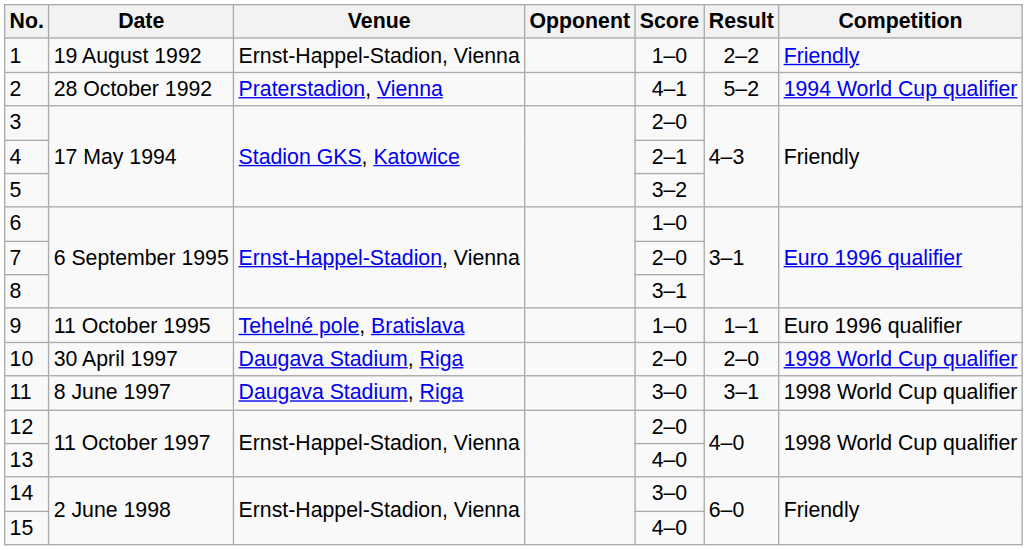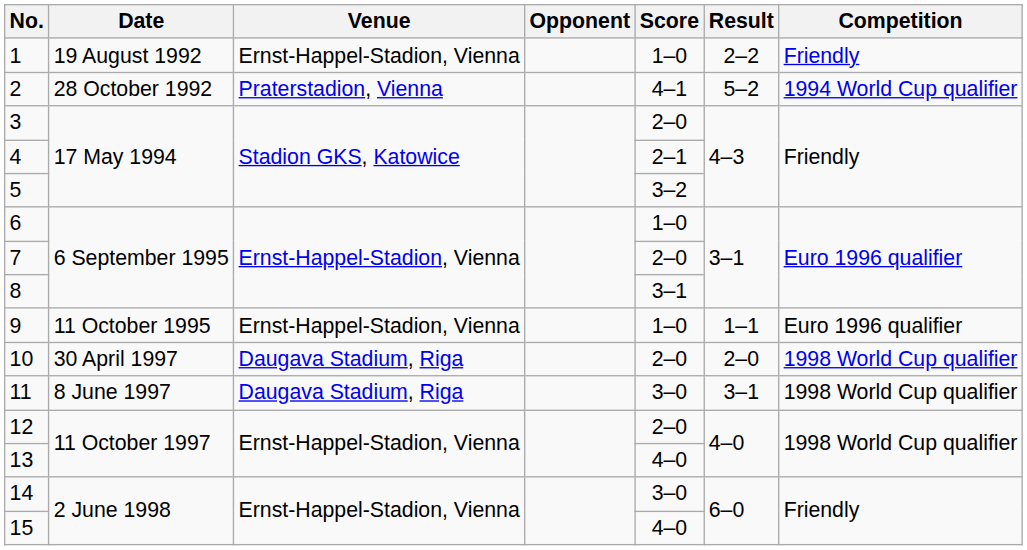(352, 325) Tehelné pole, Bratislava -> (379, 325) Ernst-Happel-Stadion, Vienna
